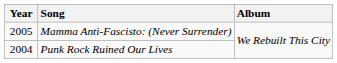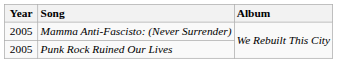(21, 49) 2004 -> (21, 49) 2005
